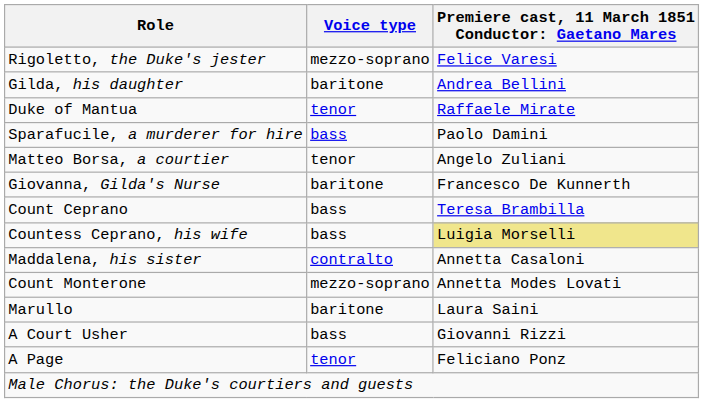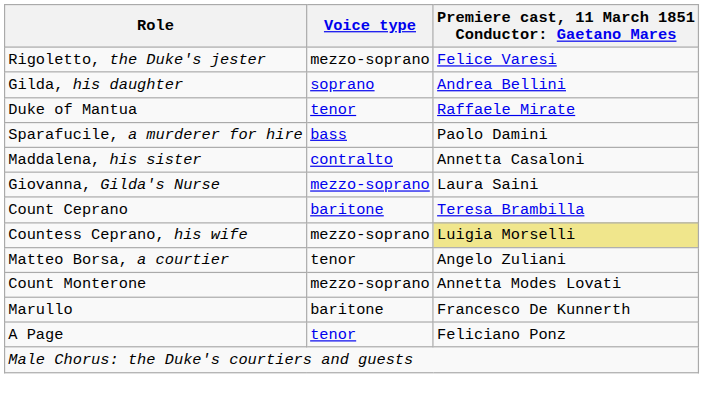(347, 85) baritone -> (342, 85) soprano
rows swapped: (105, 260) <-> (119, 160)
(347, 185) baritone -> (370, 185) mezzo-soprano
(534, 185) Francesco De Kunnerth -> (488, 185) Laura Saini
(329, 210) bass -> (347, 210) baritone
(329, 235) bass -> (370, 235) mezzo-soprano
(488, 310) Laura Saini -> (534, 310) Francesco De Kunnerth
- row: (68, 335)
